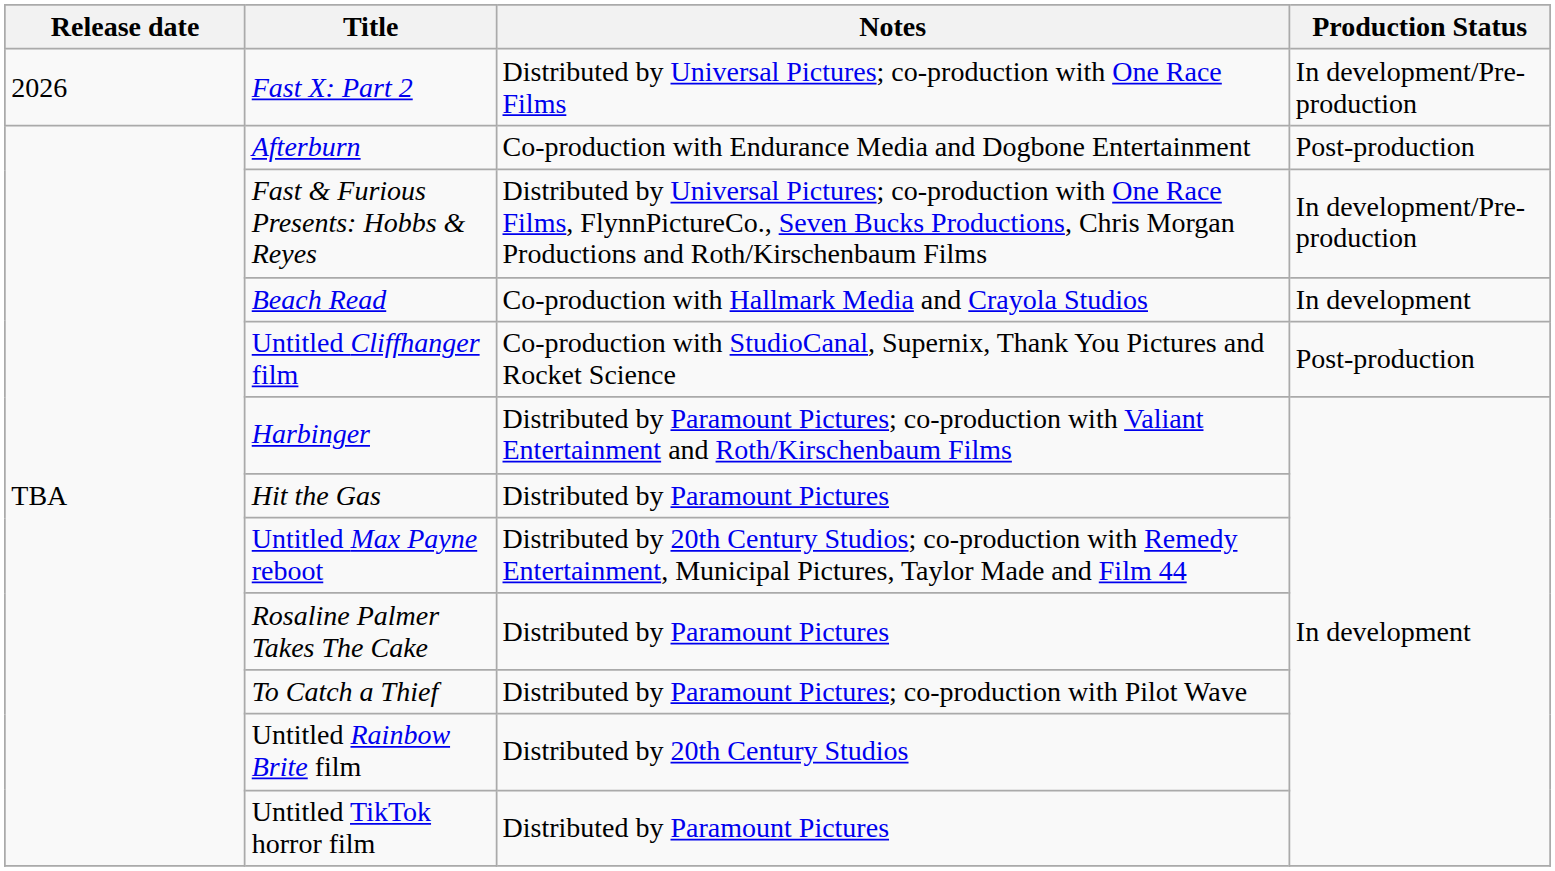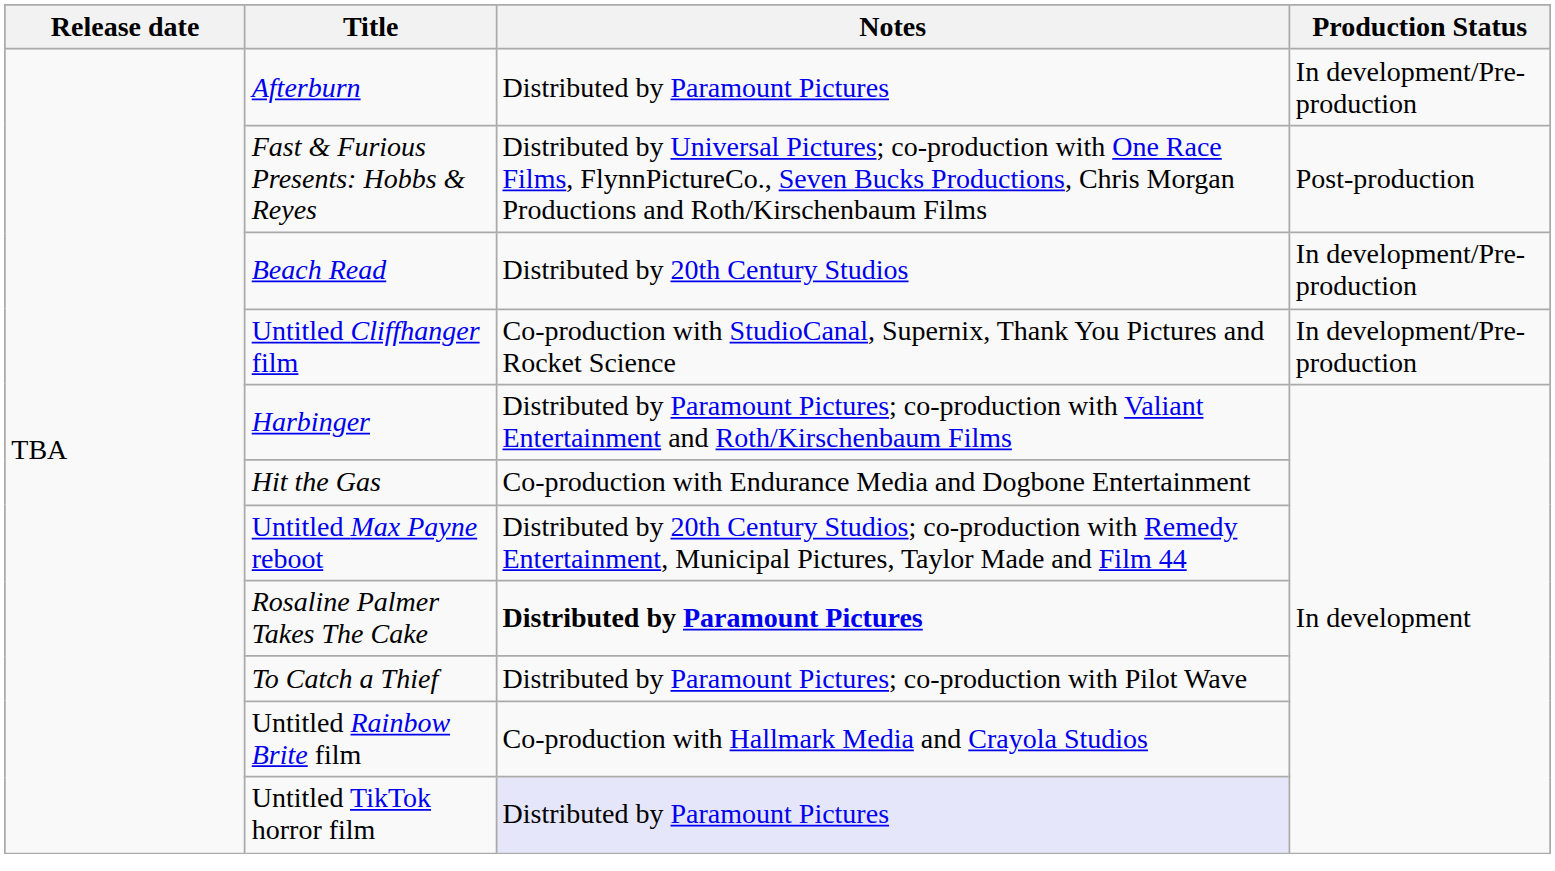- row: (332, 86)
(877, 147) Co-production with Endurance Media and Dogbone Entertainment -> (696, 86) Distributed by Paramount Pictures
(1385, 147) Post-production -> (1410, 86) In development/Pre-production
(1410, 222) In development/Pre-production -> (1385, 178) Post-production
(825, 298) Co-production with Hallmark Media and Crayola Studios -> (706, 270) Distributed by 20th Century Studios
(1383, 298) In development -> (1410, 270) In development/Pre-production
(1385, 358) Post-production -> (1410, 346) In development/Pre-production
(696, 495) Distributed by Paramount Pictures -> (877, 482) Co-production with Endurance Media and Dogbone Entertainment
(696, 631) normal -> (713, 618) bold
(706, 751) Distributed by 20th Century Studios -> (825, 738) Co-production with Hallmark Media and Crayola Studios
(696, 827) no background -> (696, 814) lavender background
